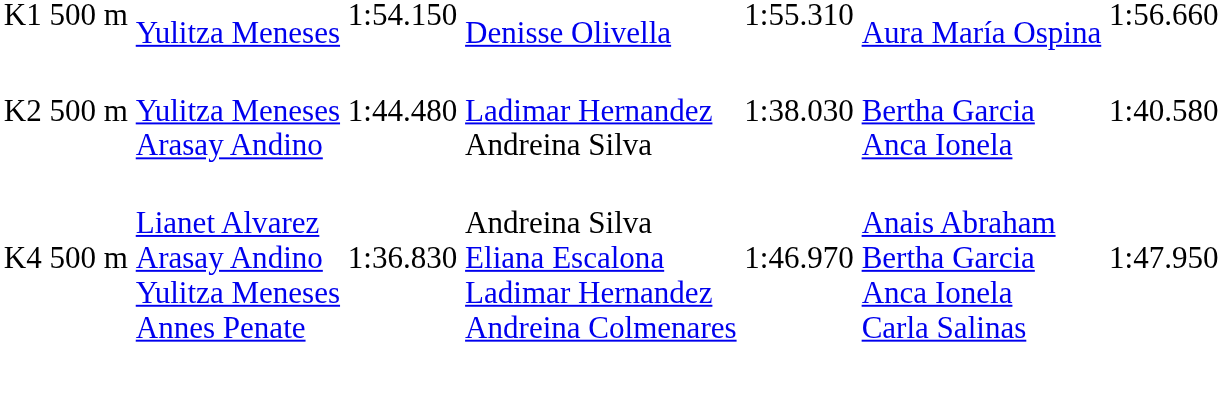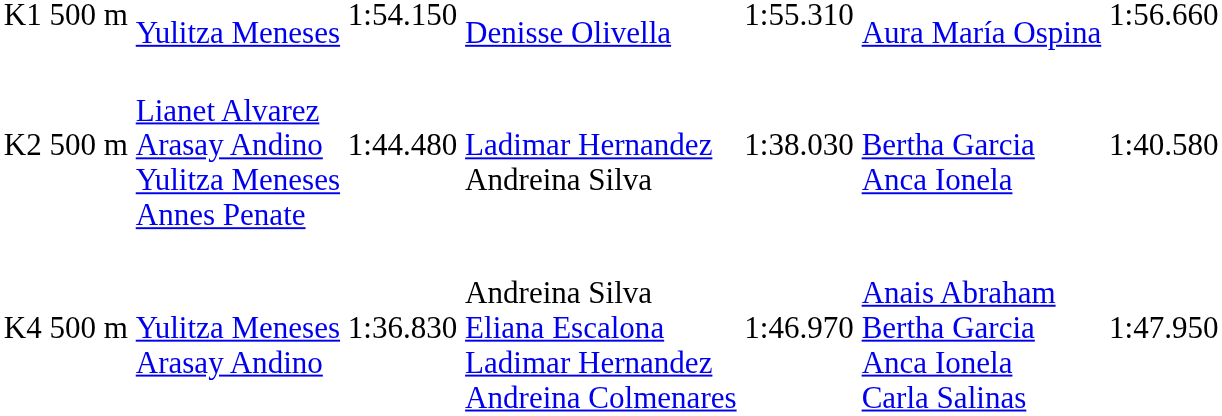(238, 127) Yulitza Meneses Arasay Andino -> (238, 162) Lianet Alvarez Arasay Andino Yulitza Meneses Annes Penate
(238, 275) Lianet Alvarez Arasay Andino Yulitza Meneses Annes Penate -> (238, 345) Yulitza Meneses Arasay Andino
